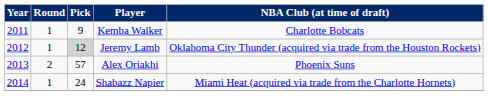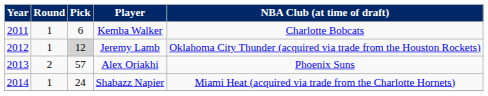(80, 30) 9 -> (80, 30) 6
